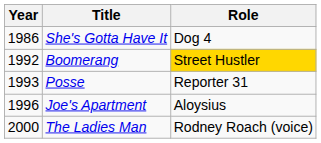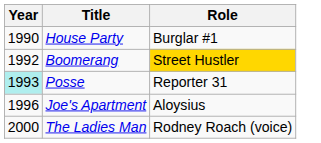- row: (106, 37)
+ row: (84, 37)
(23, 82) no background -> (23, 82) paleturquoise background
